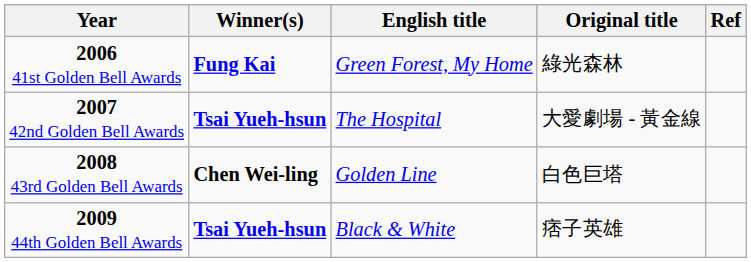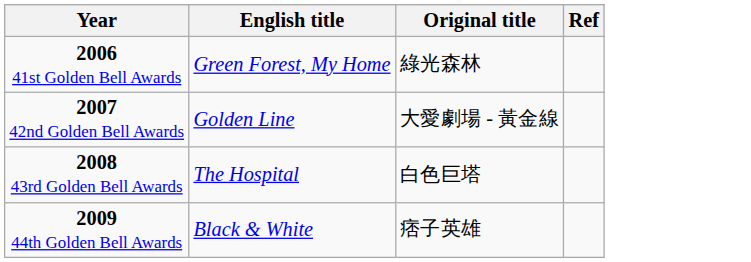- column: (260, 20)
(388, 119) The Hospital -> (244, 119) Golden Line
(386, 174) Golden Line -> (246, 174) The Hospital
